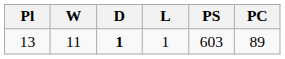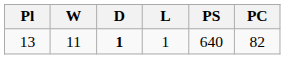(211, 41) 603 -> (211, 41) 640
(257, 41) 89 -> (257, 41) 82
